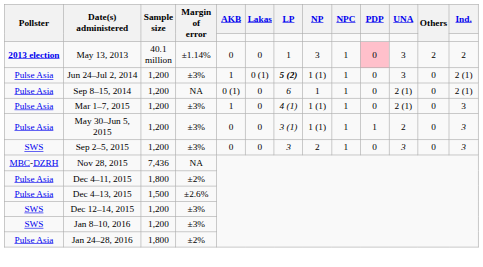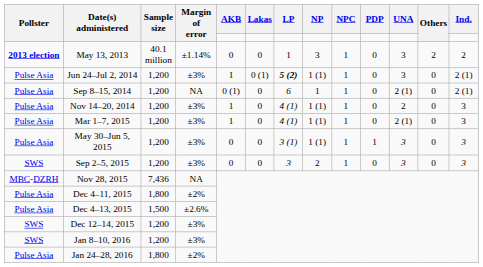(375, 55) pink background -> (375, 55) no background
+ row: (102, 106)
(403, 127) 2 -> (403, 142) 3
